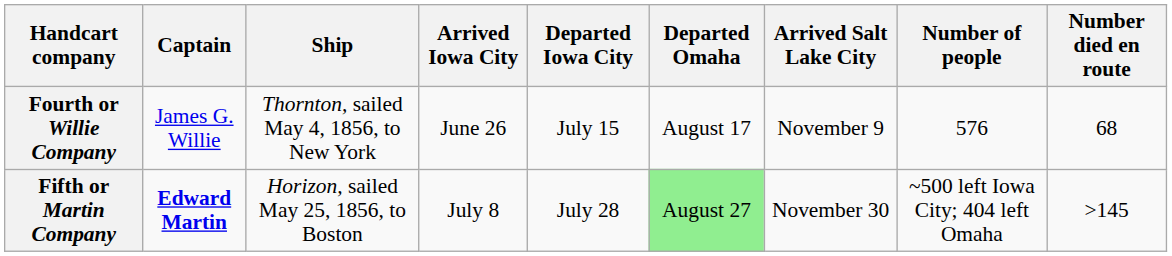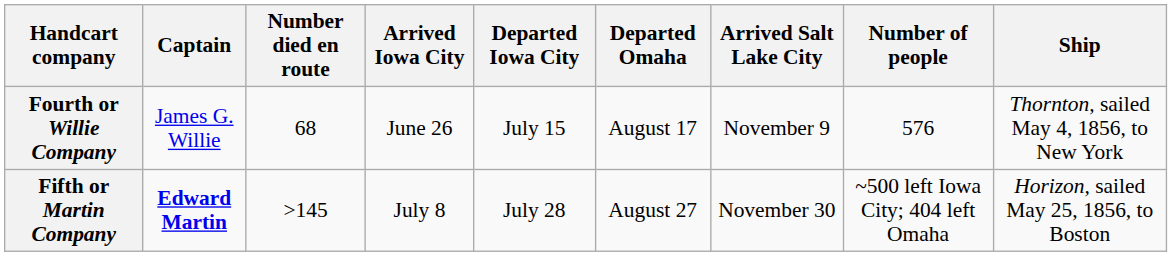columns swapped: (332, 45) <-> (1107, 45)
(706, 210) lightgreen background -> (653, 210) no background
